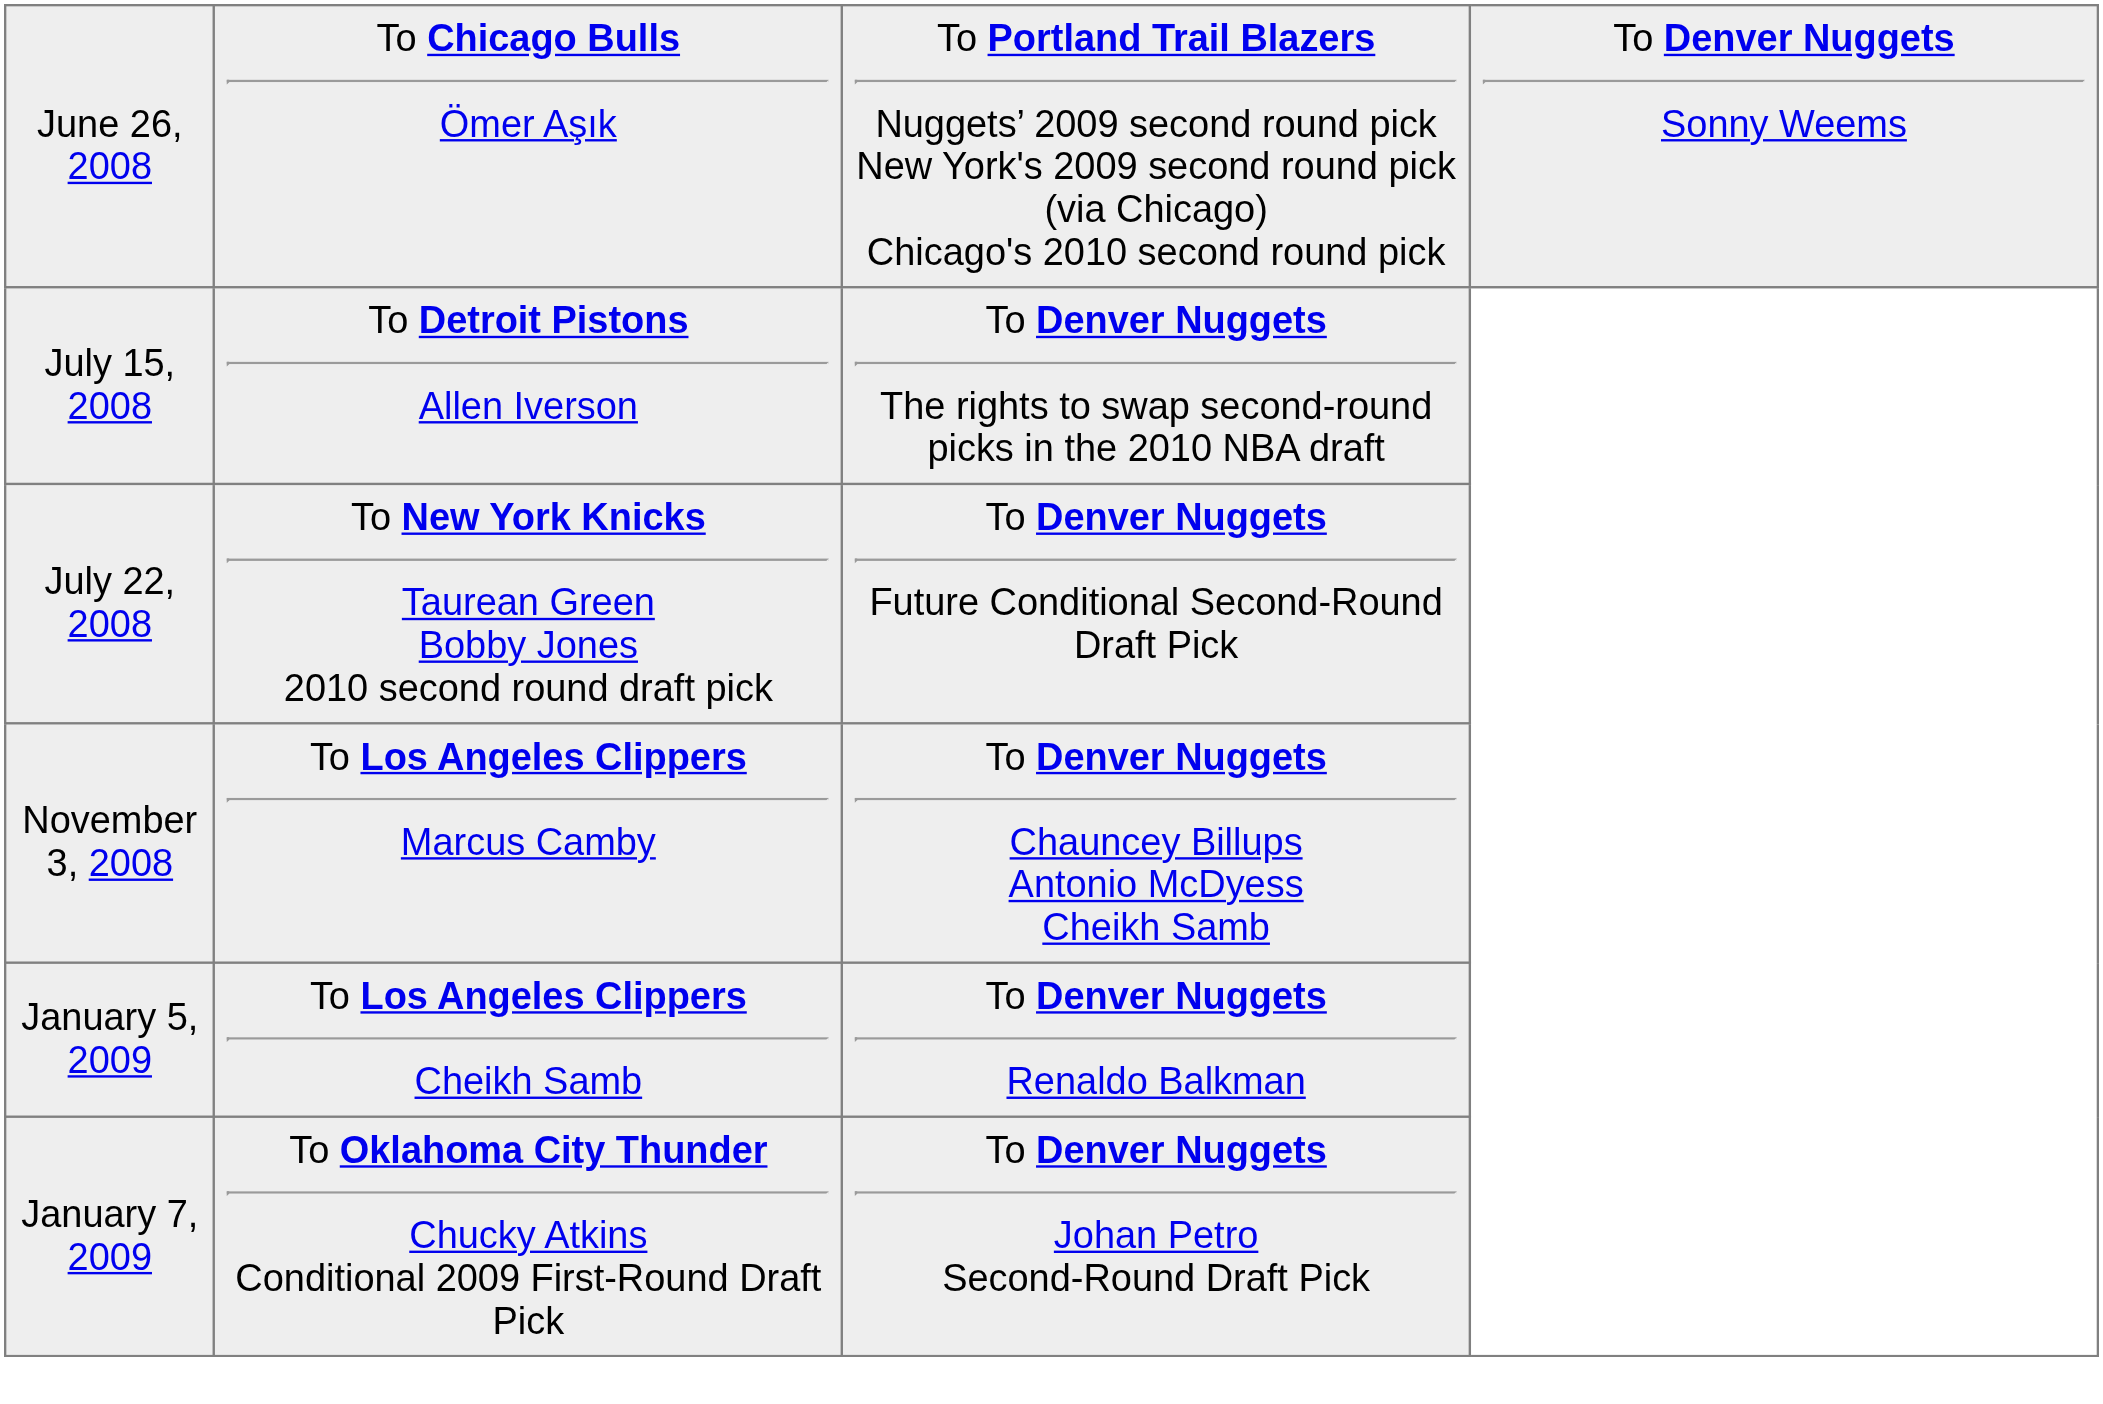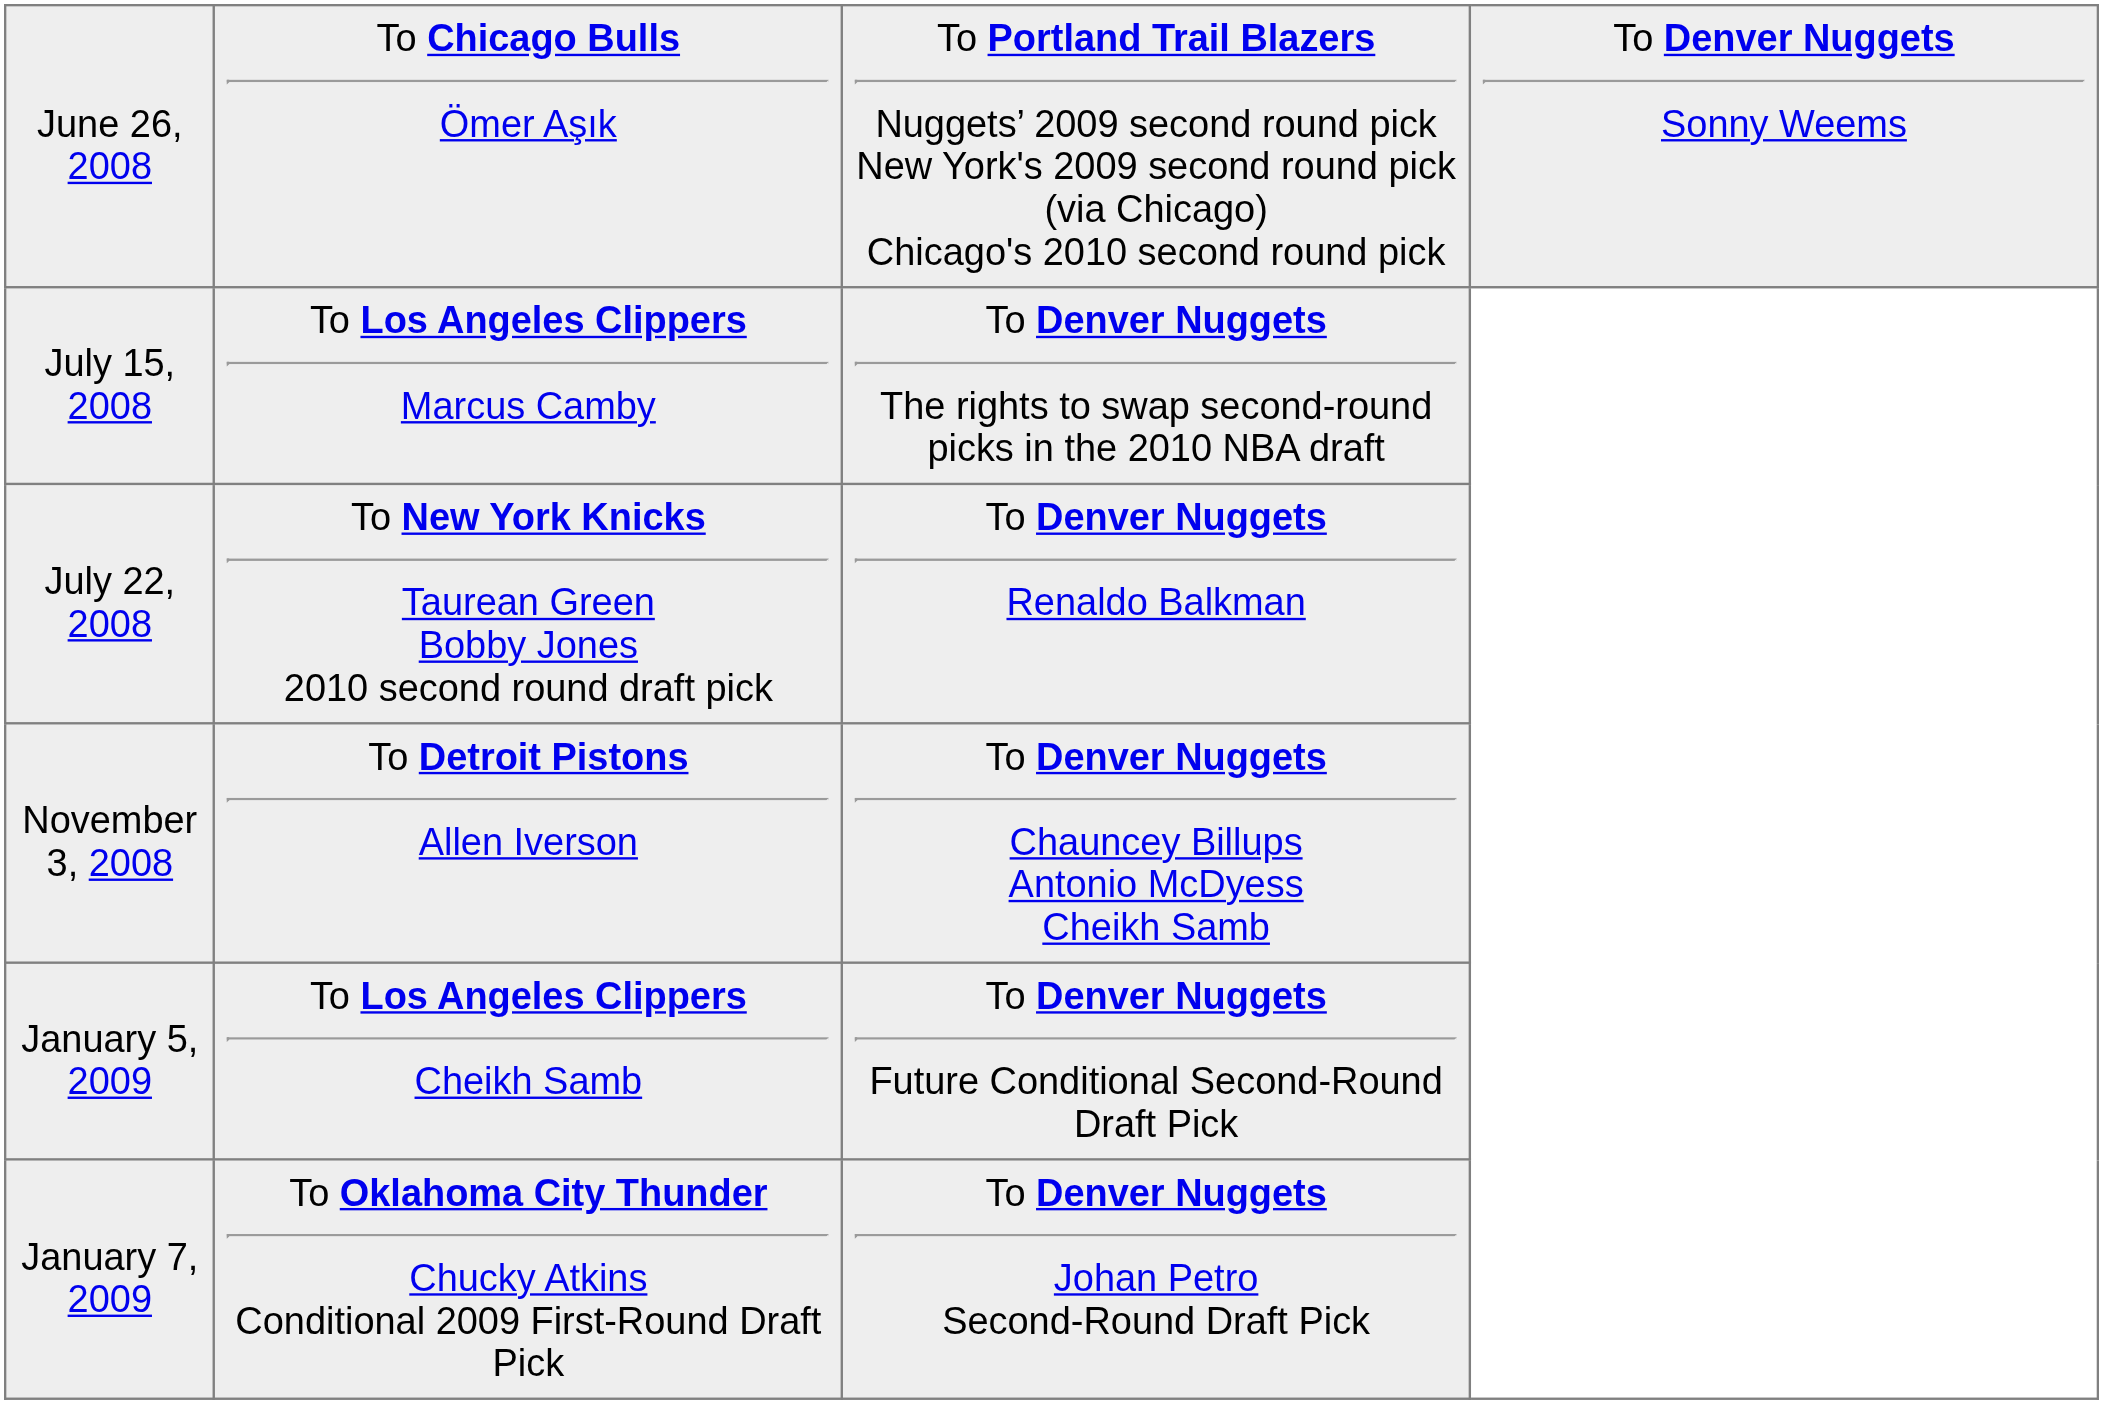(528, 363) To Detroit Pistons Allen Iverson -> (528, 363) To Los Angeles Clippers Marcus Camby
(1156, 581) To Denver Nuggets Future Conditional Second-Round Draft Pick -> (1156, 560) To Denver Nuggets Renaldo Balkman
(528, 799) To Los Angeles Clippers Marcus Camby -> (528, 799) To Detroit Pistons Allen Iverson
(1156, 1039) To Denver Nuggets Renaldo Balkman -> (1156, 1060) To Denver Nuggets Future Conditional Second-Round Draft Pick
